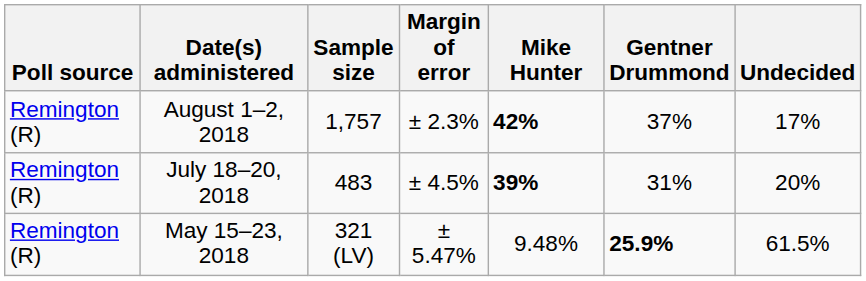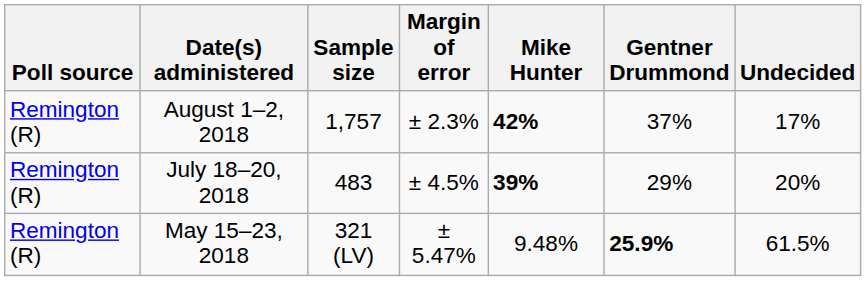(669, 182) 31% -> (669, 182) 29%
